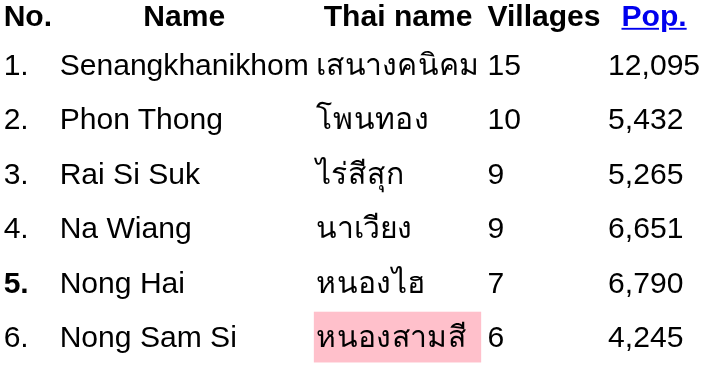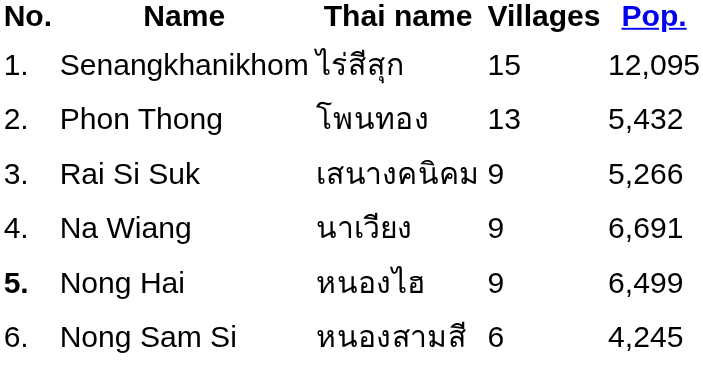(398, 65) เสนางคนิคม -> (361, 65) ไร่สีสุก
(504, 118) 10 -> (504, 118) 13
(361, 174) ไร่สีสุก -> (398, 174) เสนางคนิคม
(646, 173) 5,265 -> (646, 173) 5,266
(646, 227) 6,651 -> (646, 227) 6,691
(496, 282) 7 -> (496, 282) 9
(646, 282) 6,790 -> (646, 282) 6,499
(392, 337) pink background -> (392, 337) no background
